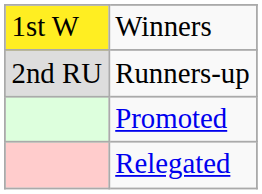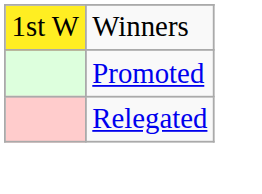- row: (182, 73)
